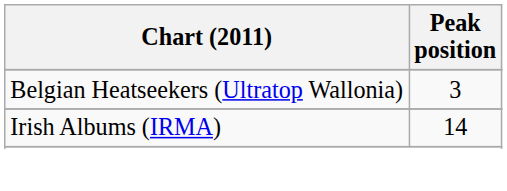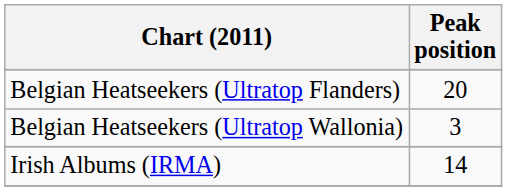+ row: (205, 89)
